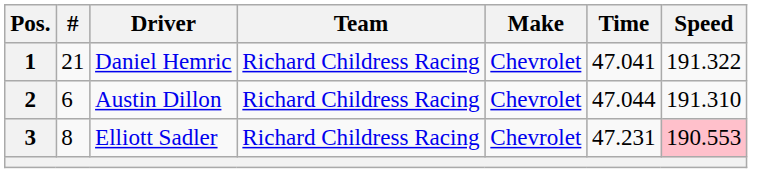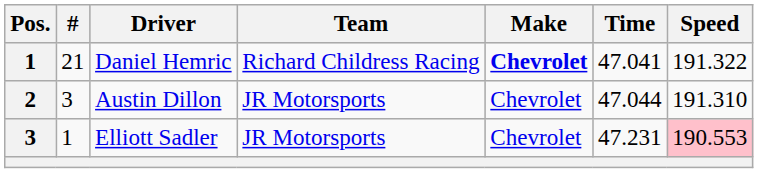(536, 61) normal -> (539, 61) bold
(67, 99) 6 -> (67, 99) 3
(361, 99) Richard Childress Racing -> (314, 99) JR Motorsports
(67, 138) 8 -> (67, 138) 1
(361, 138) Richard Childress Racing -> (314, 138) JR Motorsports
